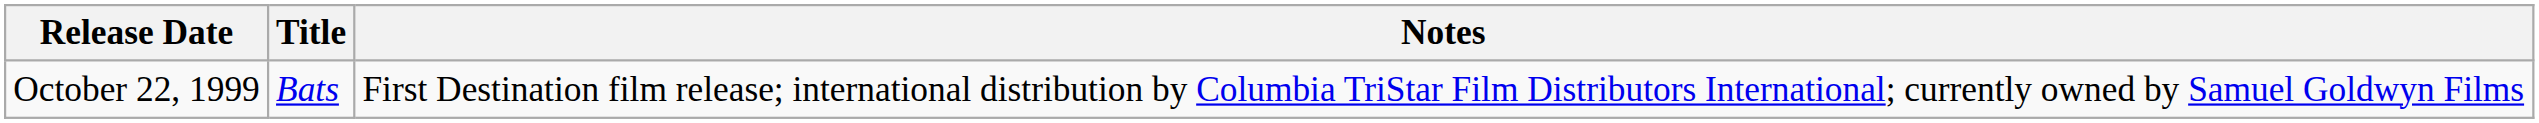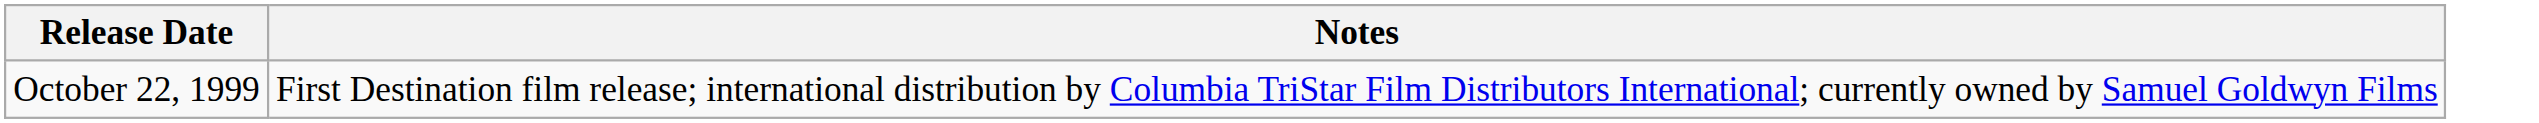- column: (311, 32)
